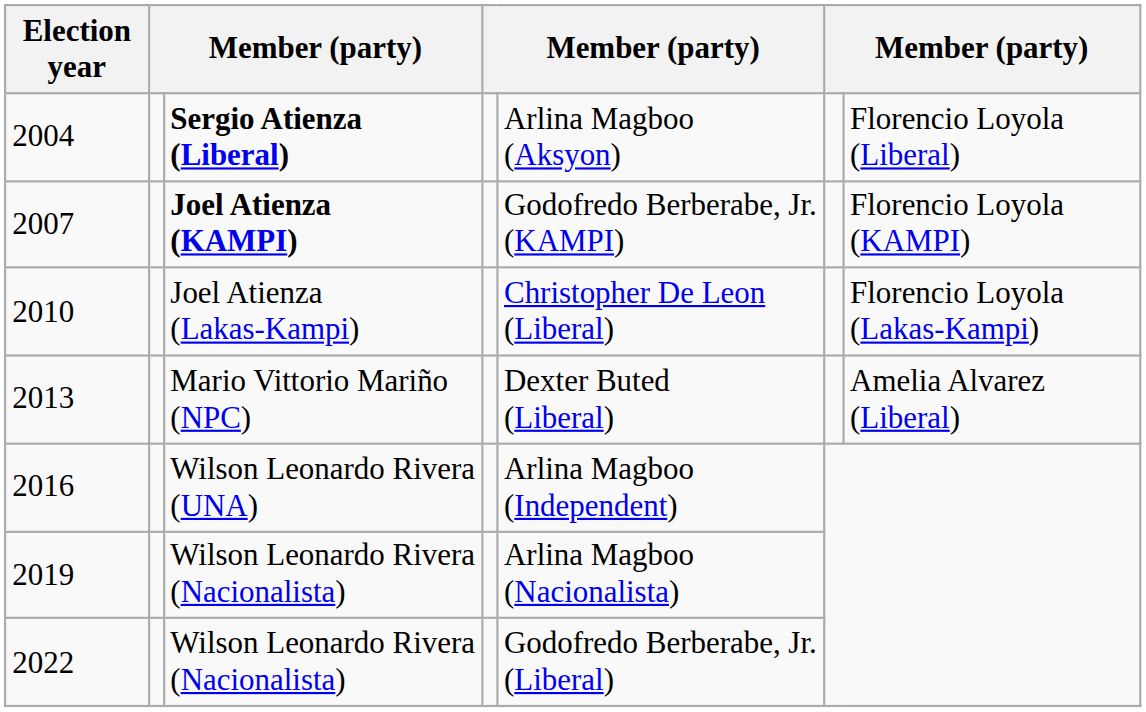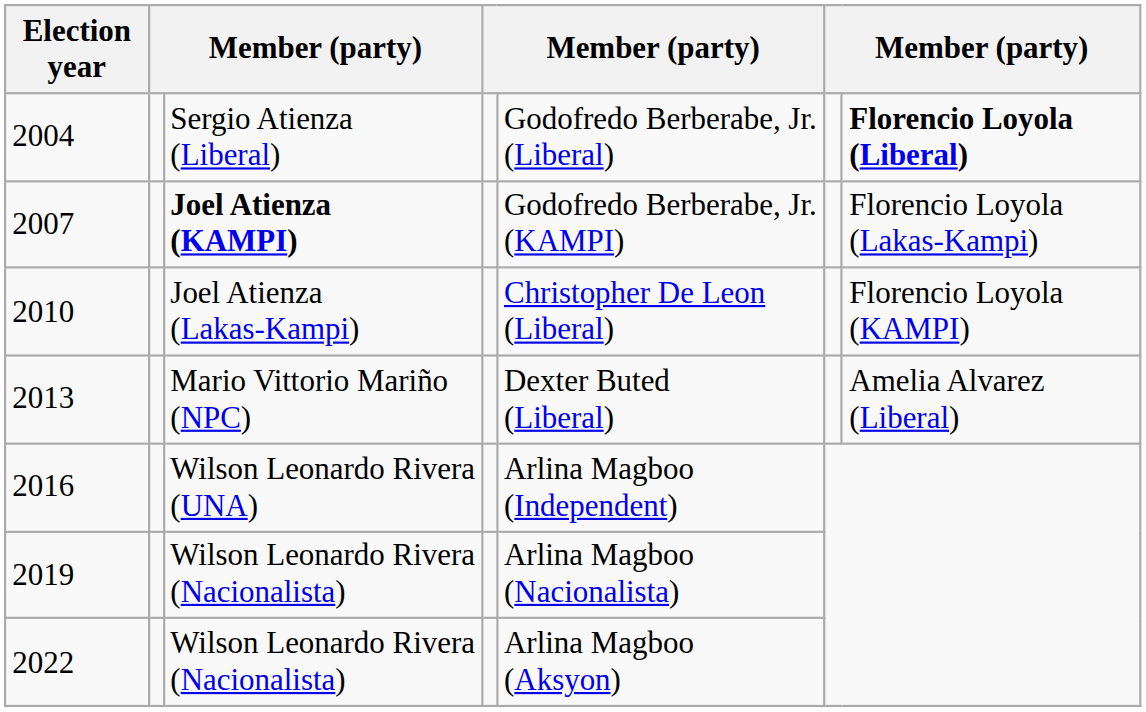(266, 136) bold -> (262, 136) normal
(599, 136) Arlina Magboo (Aksyon) -> (660, 136) Godofredo Berberabe, Jr. (Liberal)
(957, 136) normal -> (961, 136) bold
(957, 223) Florencio Loyola (KAMPI) -> (956, 223) Florencio Loyola (Lakas-Kampi)
(957, 311) Florencio Loyola (Lakas-Kampi) -> (956, 311) Florencio Loyola (KAMPI)
(660, 661) Godofredo Berberabe, Jr. (Liberal) -> (599, 661) Arlina Magboo (Aksyon)
